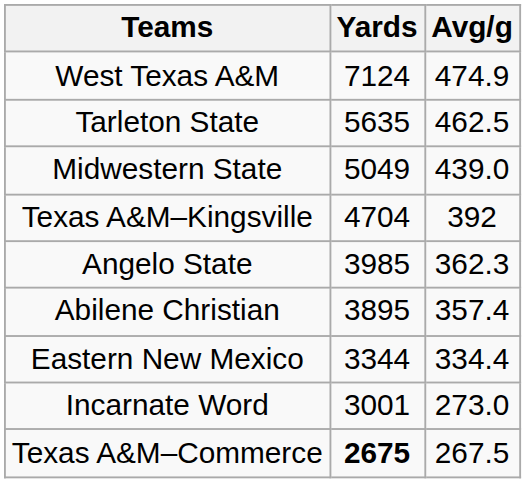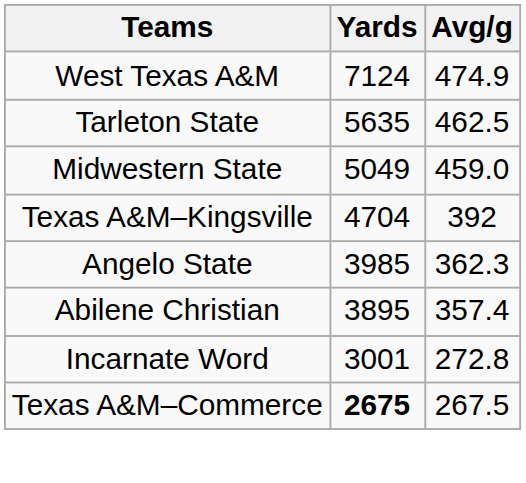(472, 169) 439.0 -> (472, 169) 459.0
- row: (167, 358)
(472, 405) 273.0 -> (472, 358) 272.8
